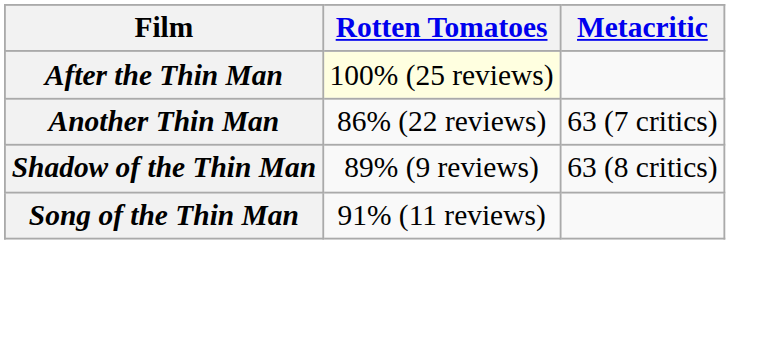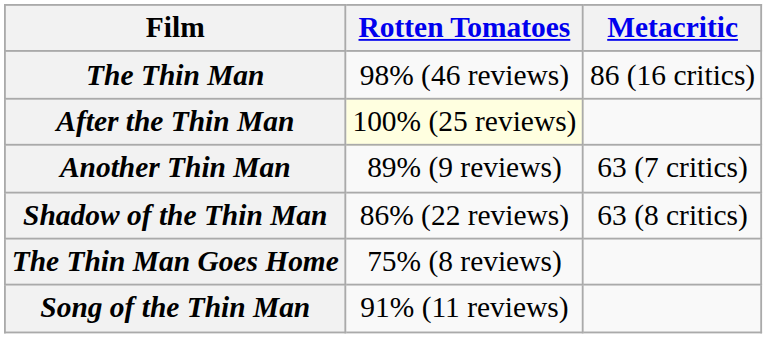+ row: (175, 74)
(442, 121) 86% (22 reviews) -> (464, 167) 89% (9 reviews)
(442, 167) 89% (9 reviews) -> (464, 214) 86% (22 reviews)
+ row: (175, 261)
